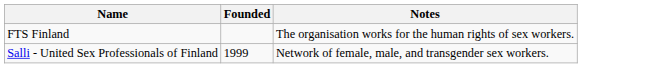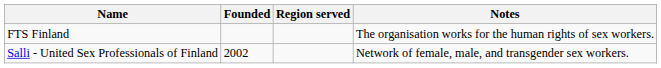+ column: (313, 14)
(236, 53) 1999 -> (236, 53) 2002
